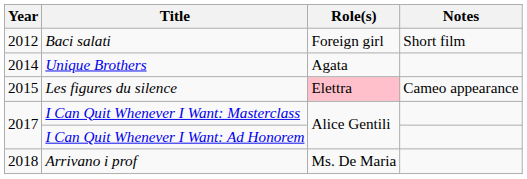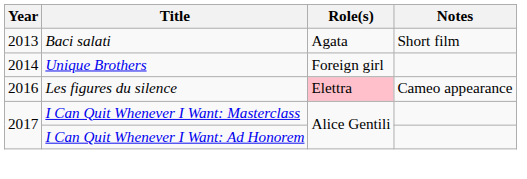(23, 40) 2012 -> (23, 40) 2013
(348, 40) Foreign girl -> (330, 40) Agata
(330, 64) Agata -> (348, 64) Foreign girl
(23, 88) 2015 -> (23, 88) 2016
- row: (91, 161)
